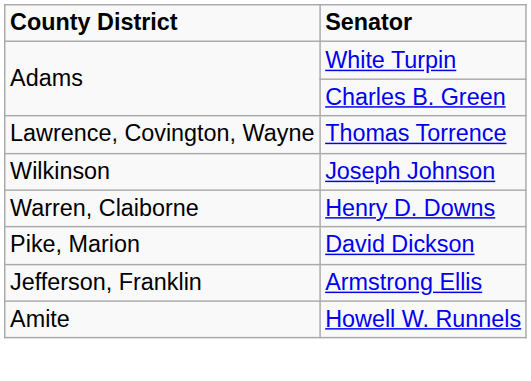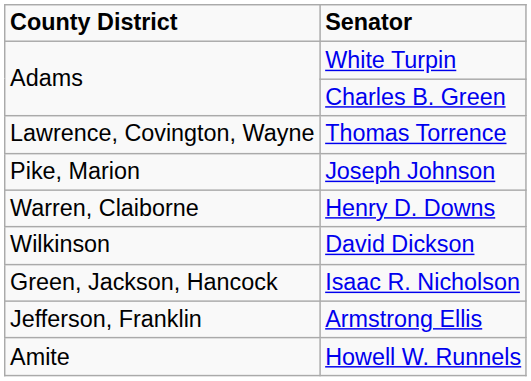(60, 171) Wilkinson -> (75, 171) Pike, Marion
(75, 245) Pike, Marion -> (60, 245) Wilkinson
+ row: (423, 282)
